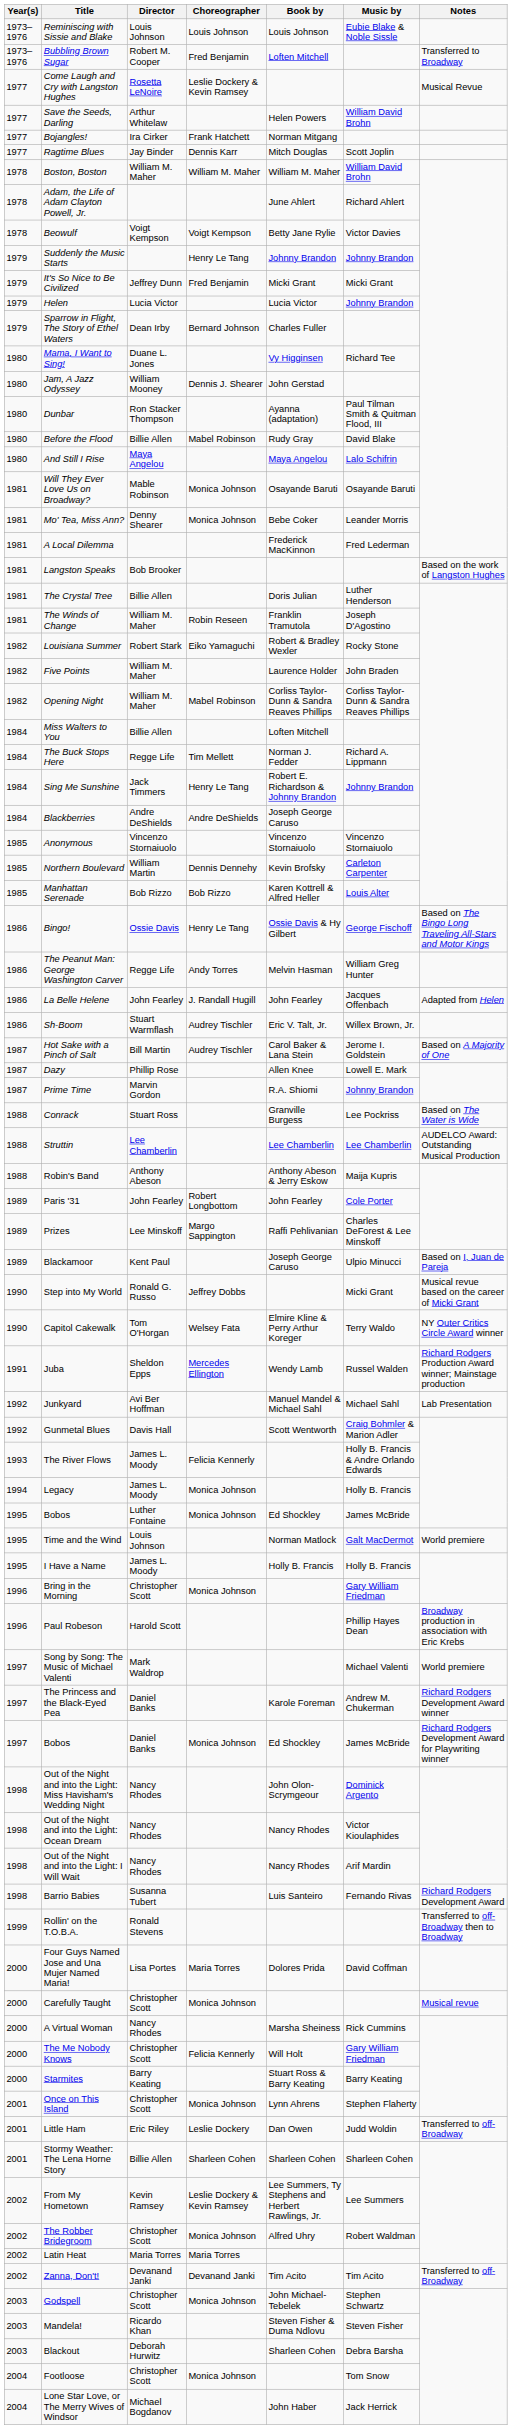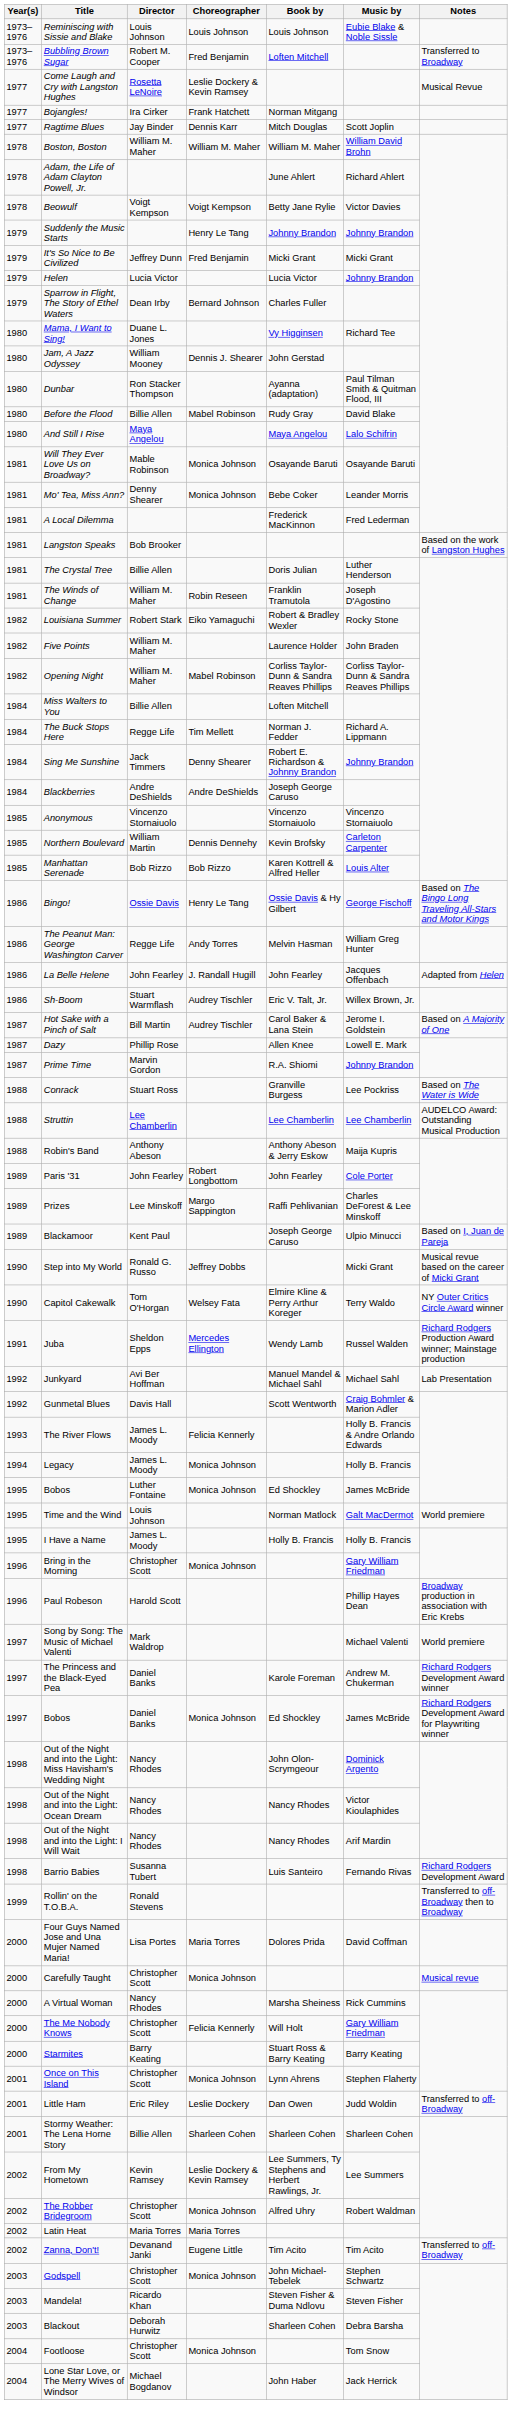- row: (78, 117)
(218, 787) Henry Le Tang -> (220, 762) Denny Shearer
(222, 2275) Devanand Janki -> (215, 2250) Eugene Little
